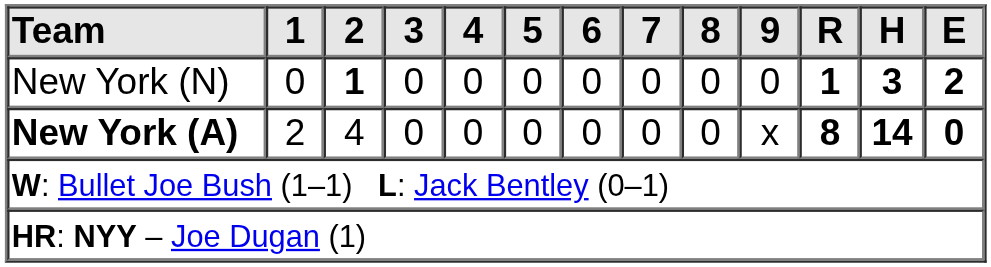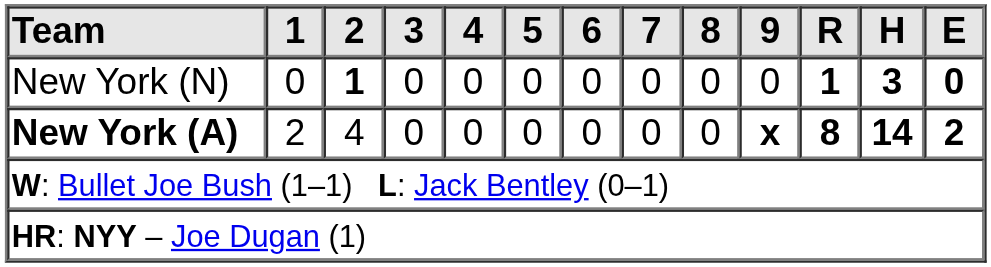(954, 81) 2 -> (954, 81) 0
(770, 132) normal -> (770, 132) bold
(954, 132) 0 -> (954, 132) 2
